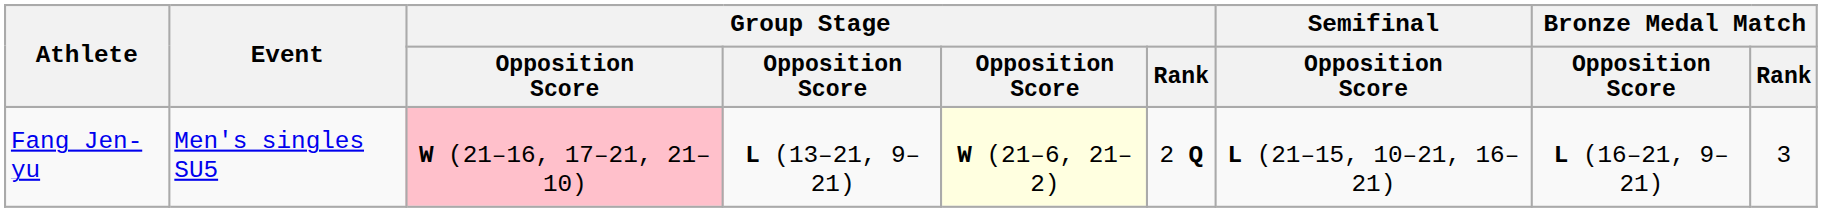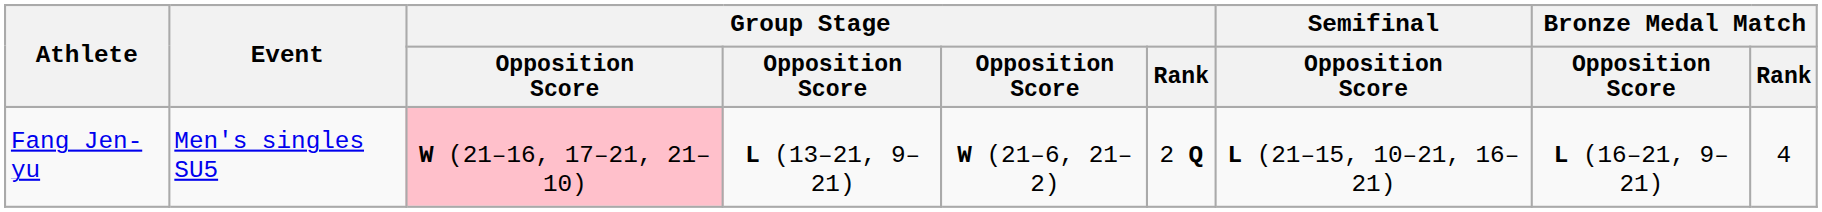(1045, 171) lightyellow background -> (1045, 171) no background
(1784, 156) 3 -> (1784, 156) 4
